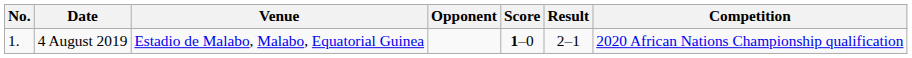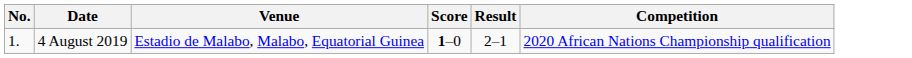- column: (464, 16)
